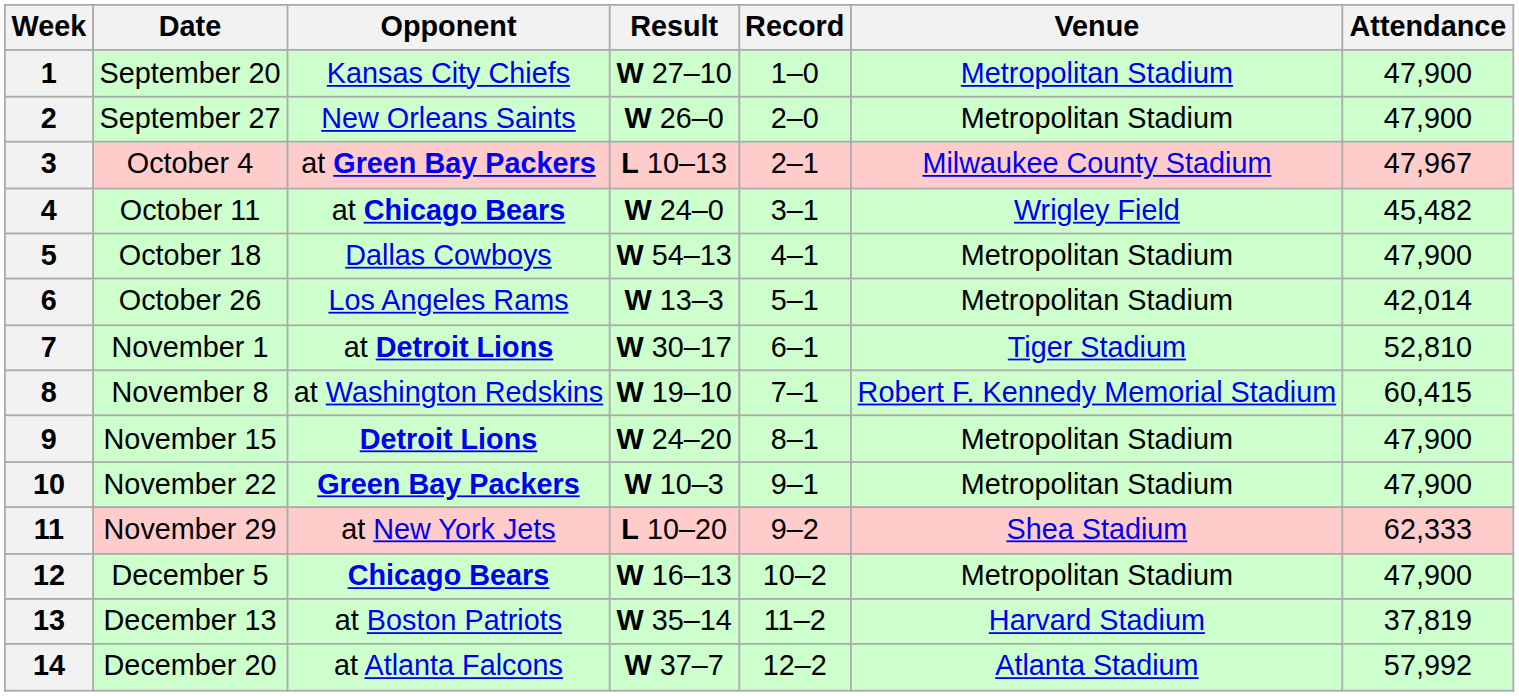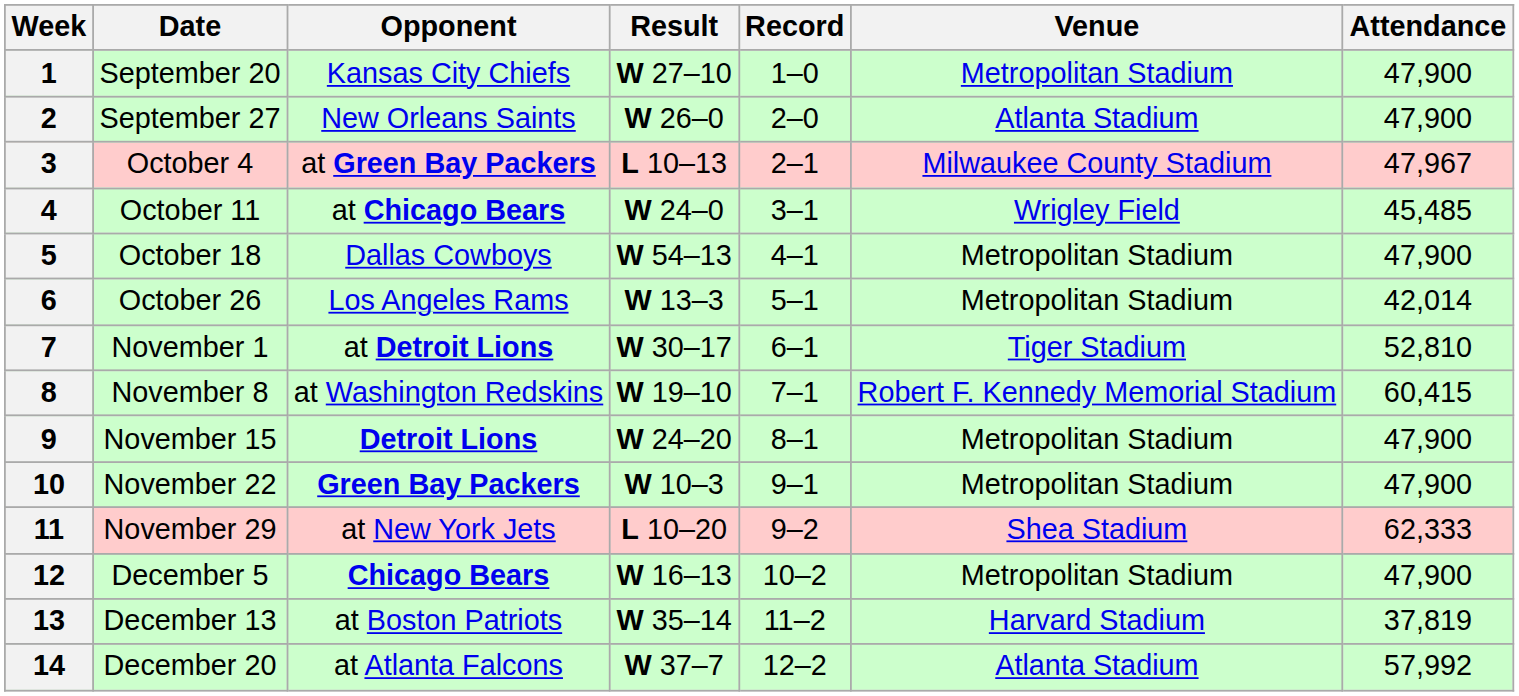(1097, 118) Metropolitan Stadium -> (1097, 118) Atlanta Stadium
(1428, 210) 45,482 -> (1428, 210) 45,485
